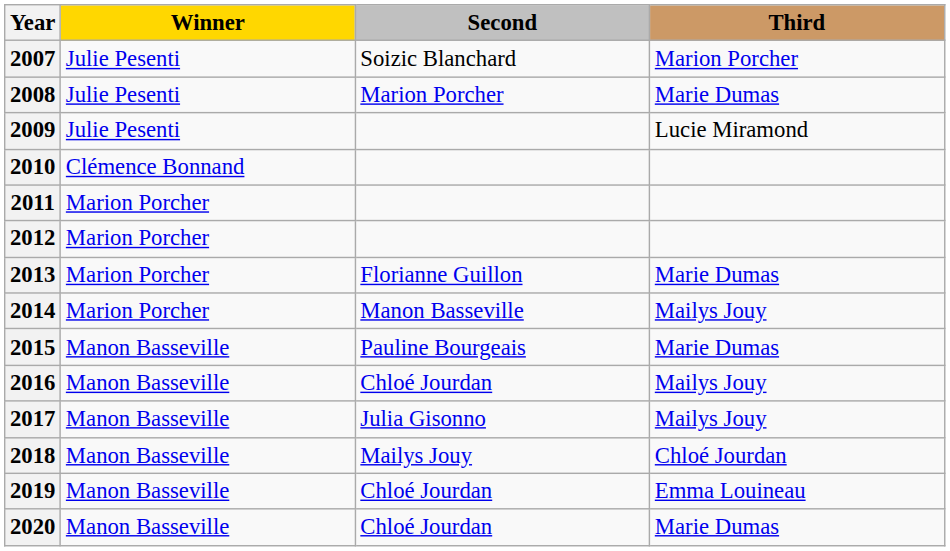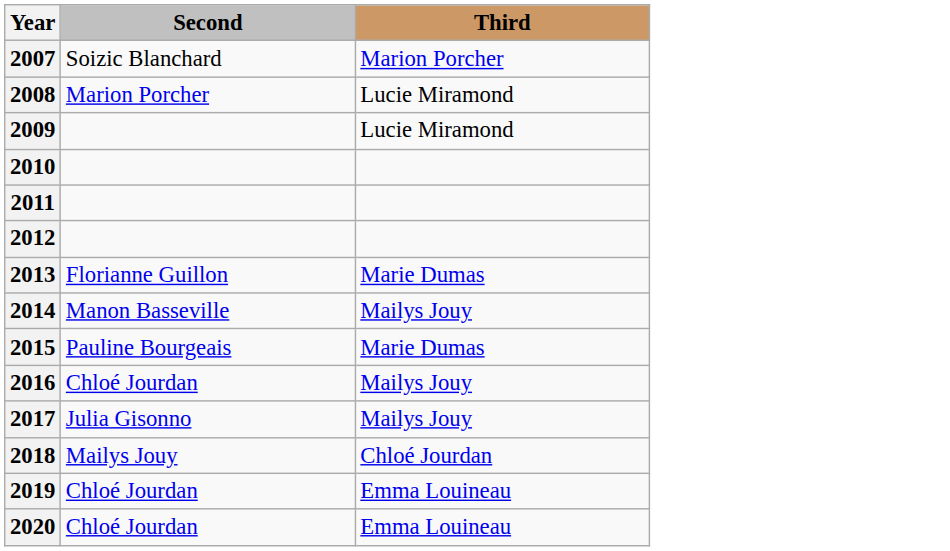- column: (208, 22)
(717, 94) Marie Dumas -> (437, 94) Lucie Miramond
(717, 526) Marie Dumas -> (436, 526) Emma Louineau
